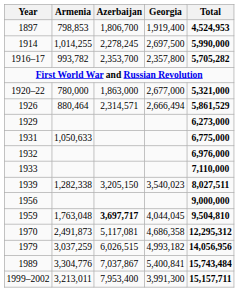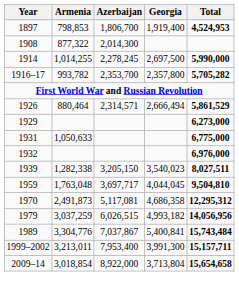+ row: (28, 43)
- row: (28, 90)
- row: (28, 169)
- row: (28, 200)
(119, 216) bold -> (119, 184) normal
+ row: (28, 263)
